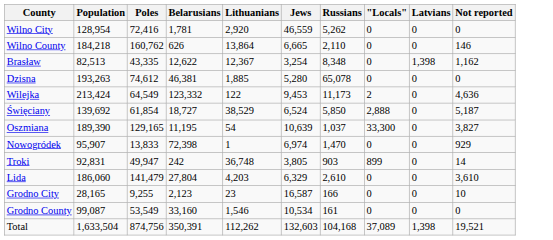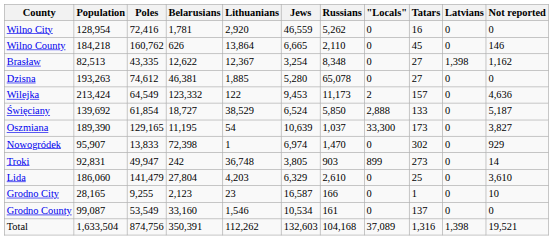+ column: (426, 12)
